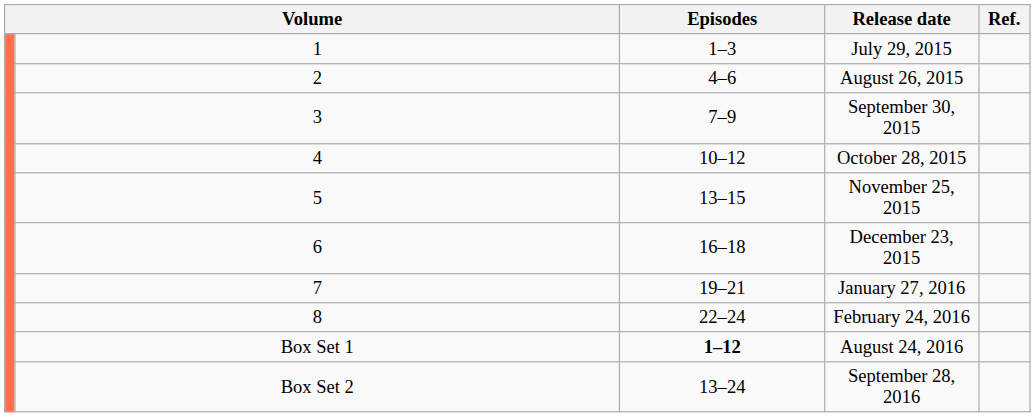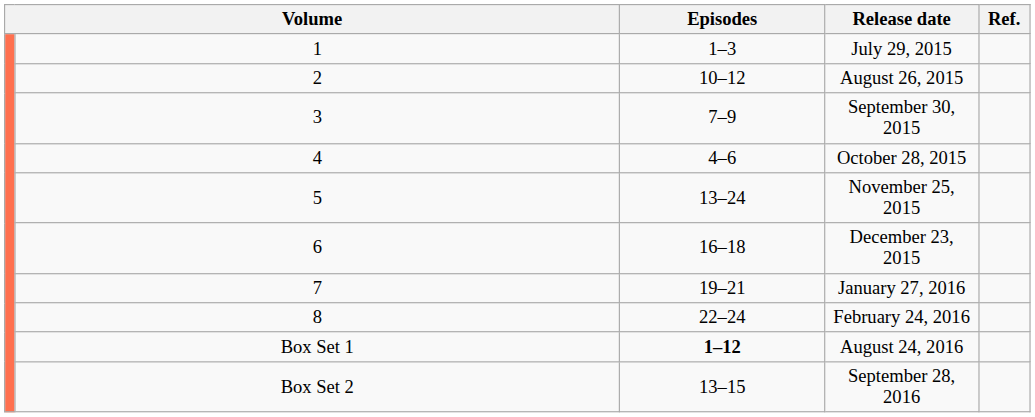(722, 78) 4–6 -> (722, 78) 10–12
(722, 157) 10–12 -> (722, 157) 4–6
(722, 197) 13–15 -> (722, 197) 13–24
(722, 386) 13–24 -> (722, 386) 13–15
